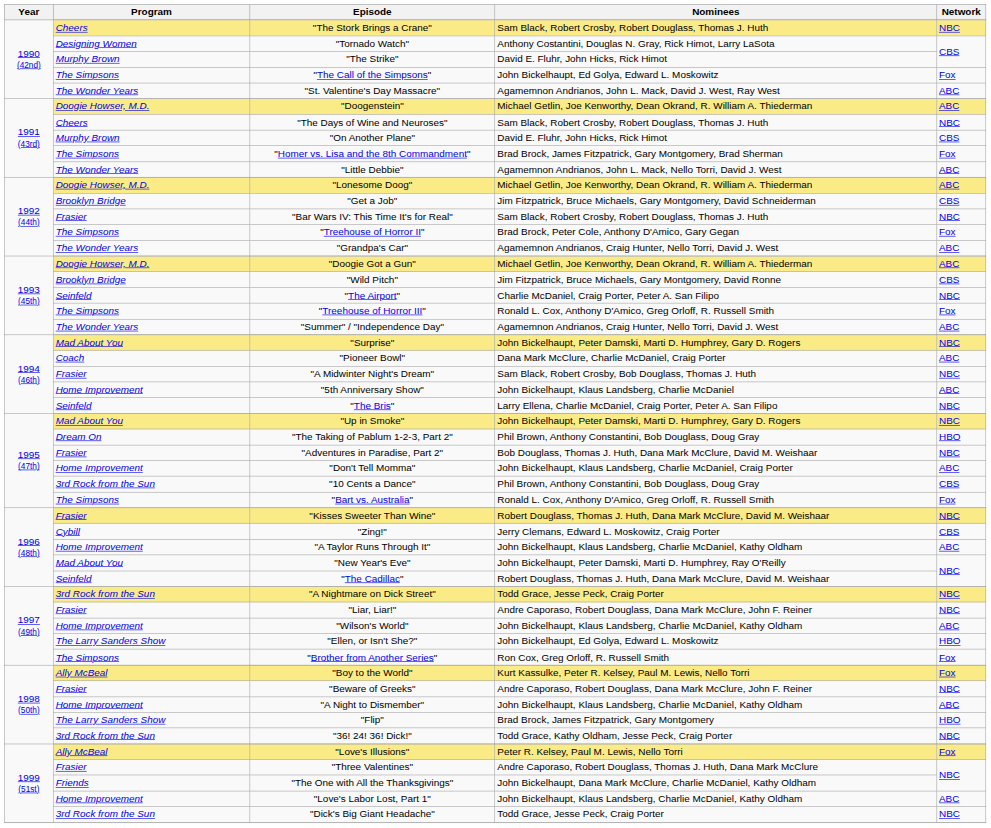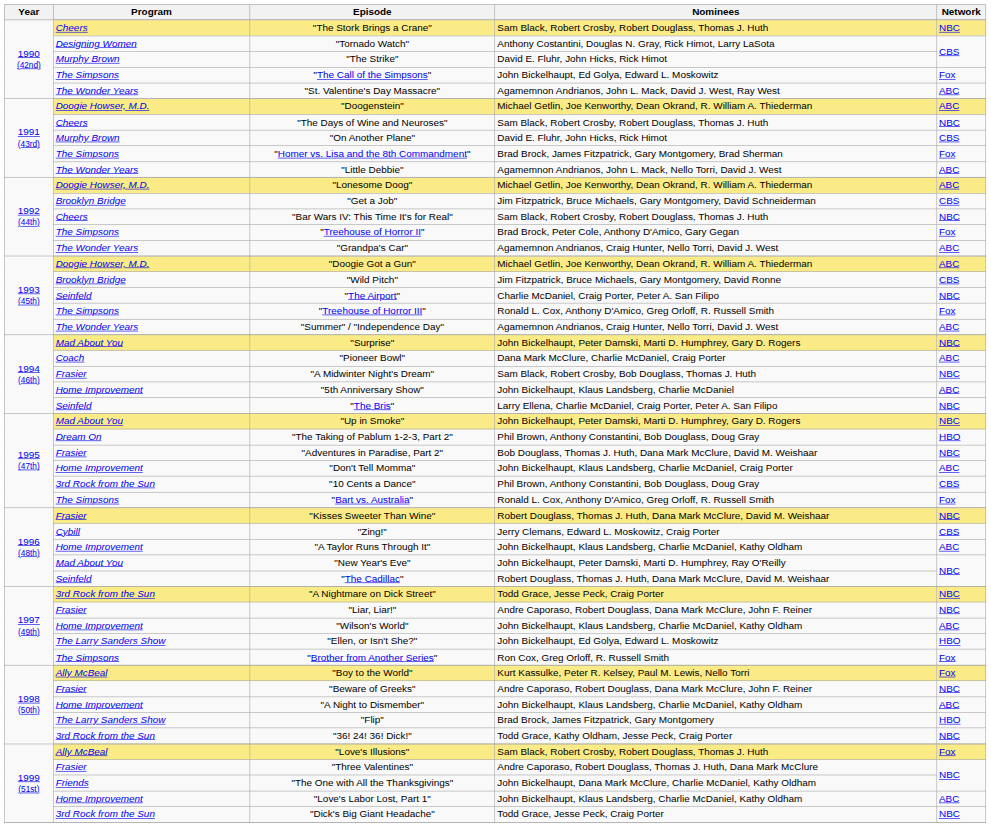(71, 216) Frasier -> (72, 216) Cheers
(590, 751) Peter R. Kelsey, Paul M. Lewis, Nello Torri -> (633, 751) Sam Black, Robert Crosby, Robert Douglass, Thomas J. Huth
